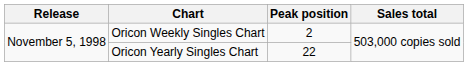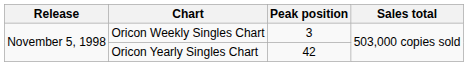(309, 33) 2 -> (309, 33) 3
(309, 52) 22 -> (309, 52) 42
